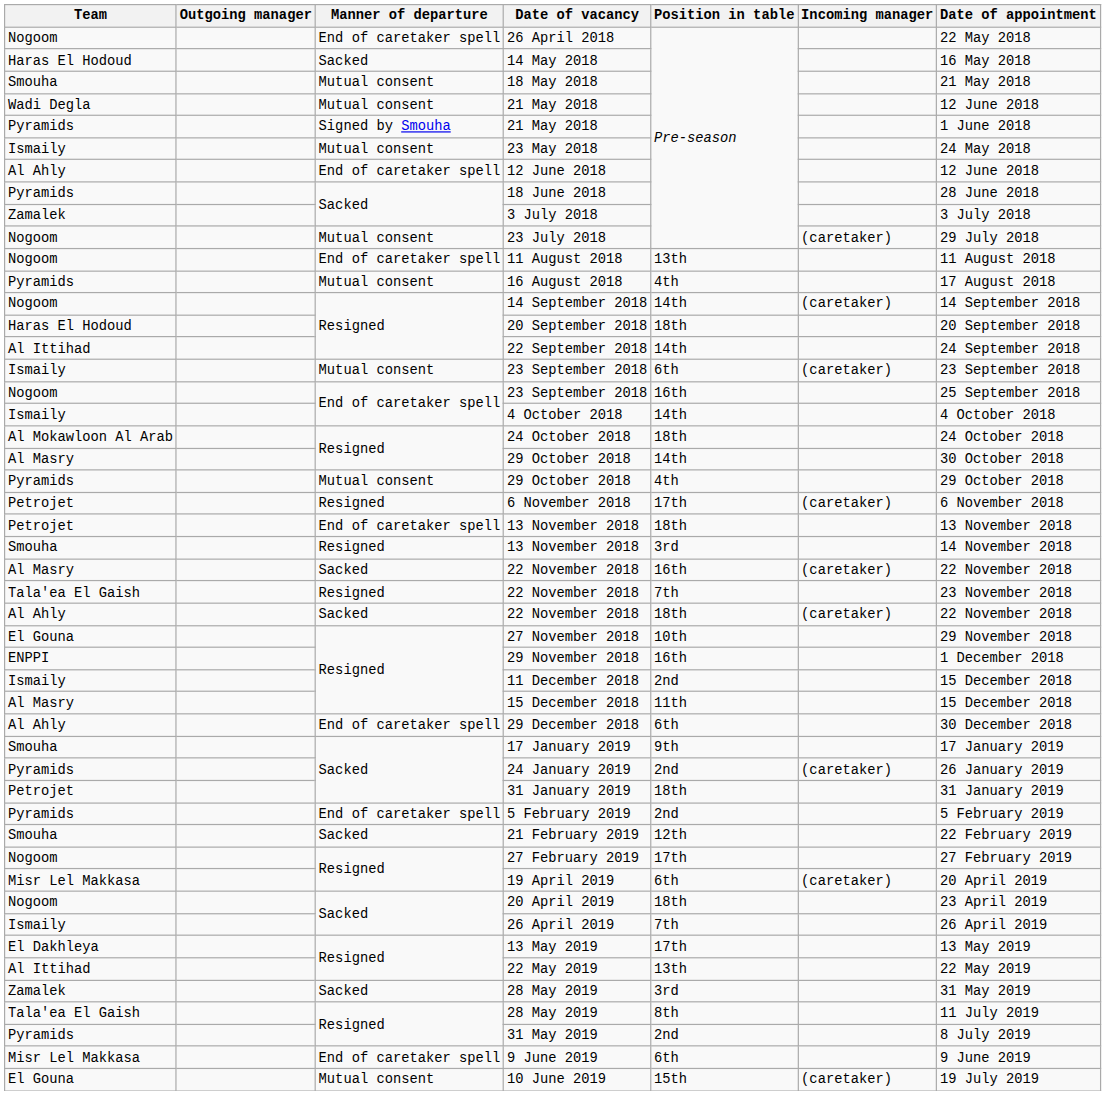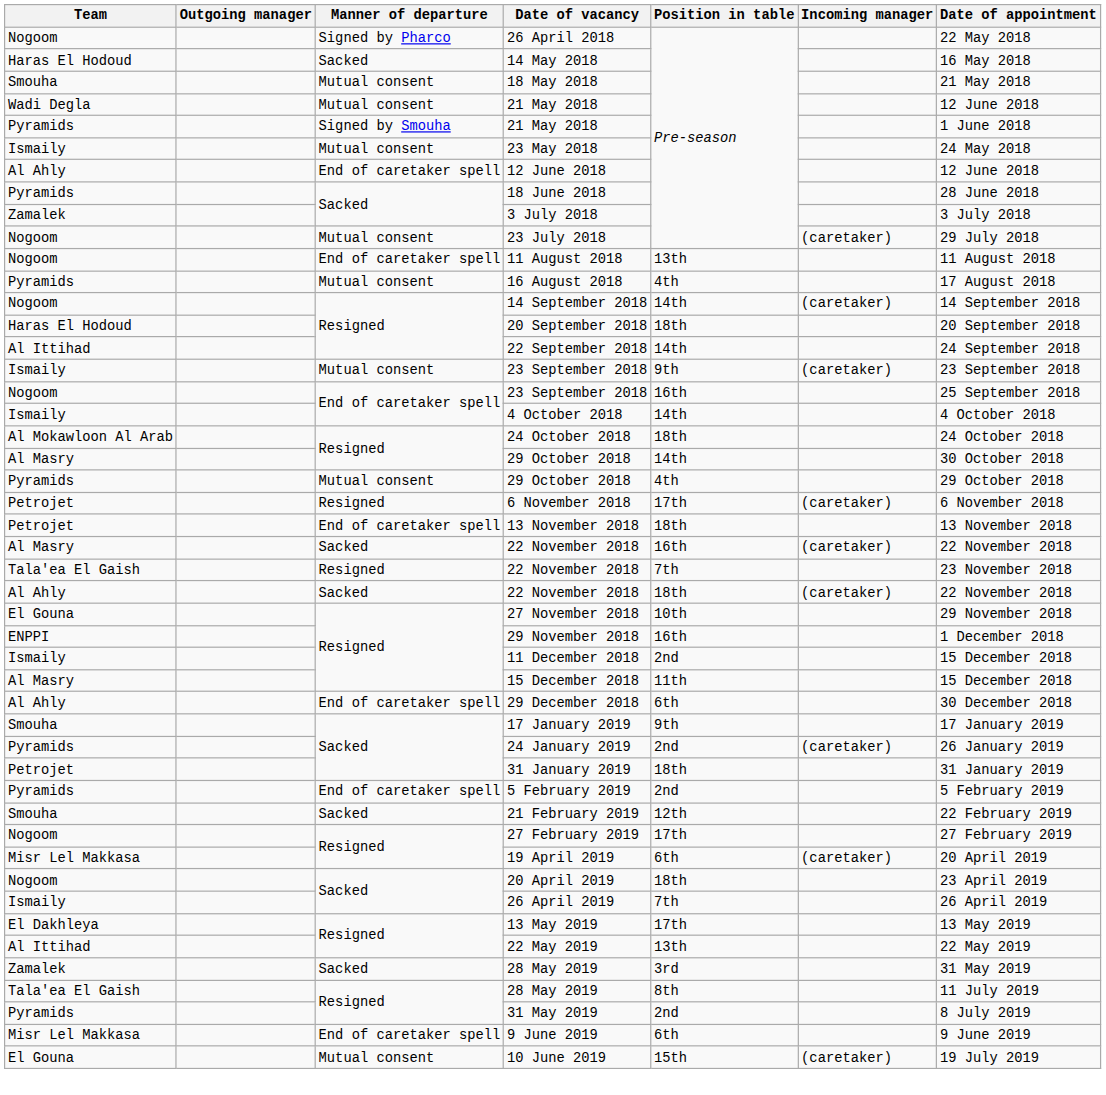(409, 37) End of caretaker spell -> (385, 37) Signed by Pharco
(666, 370) 6th -> (666, 370) 9th
- row: (33, 547)
